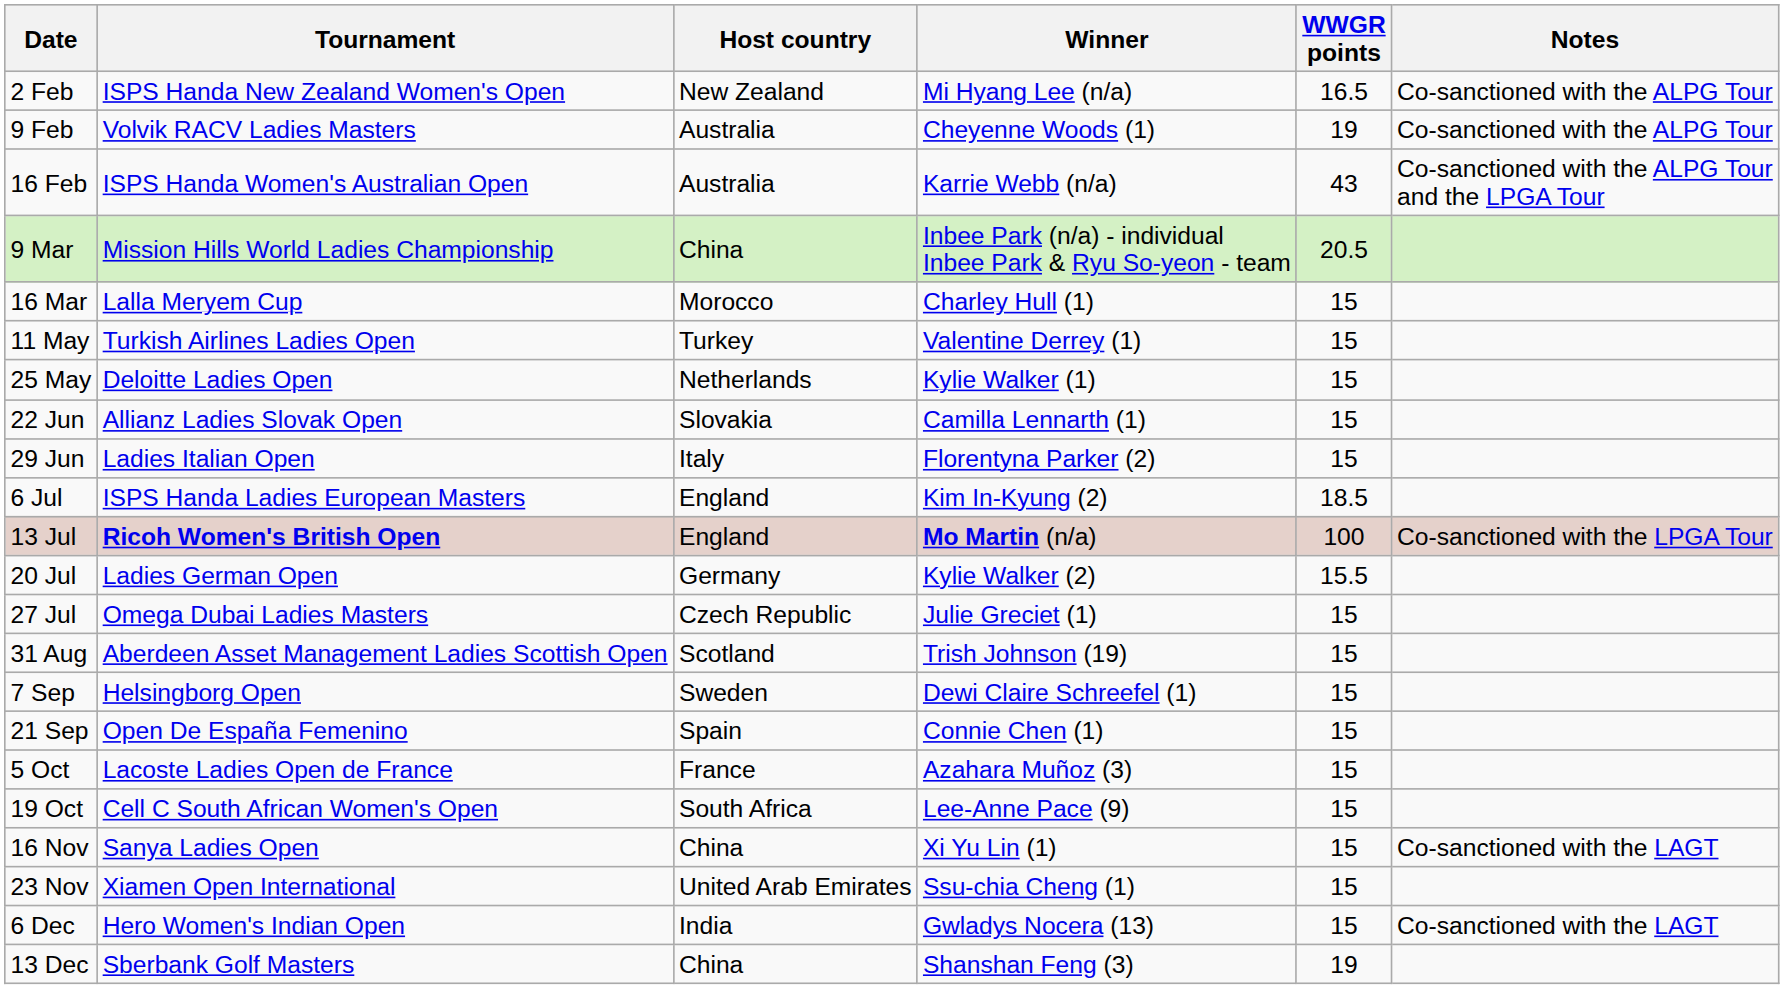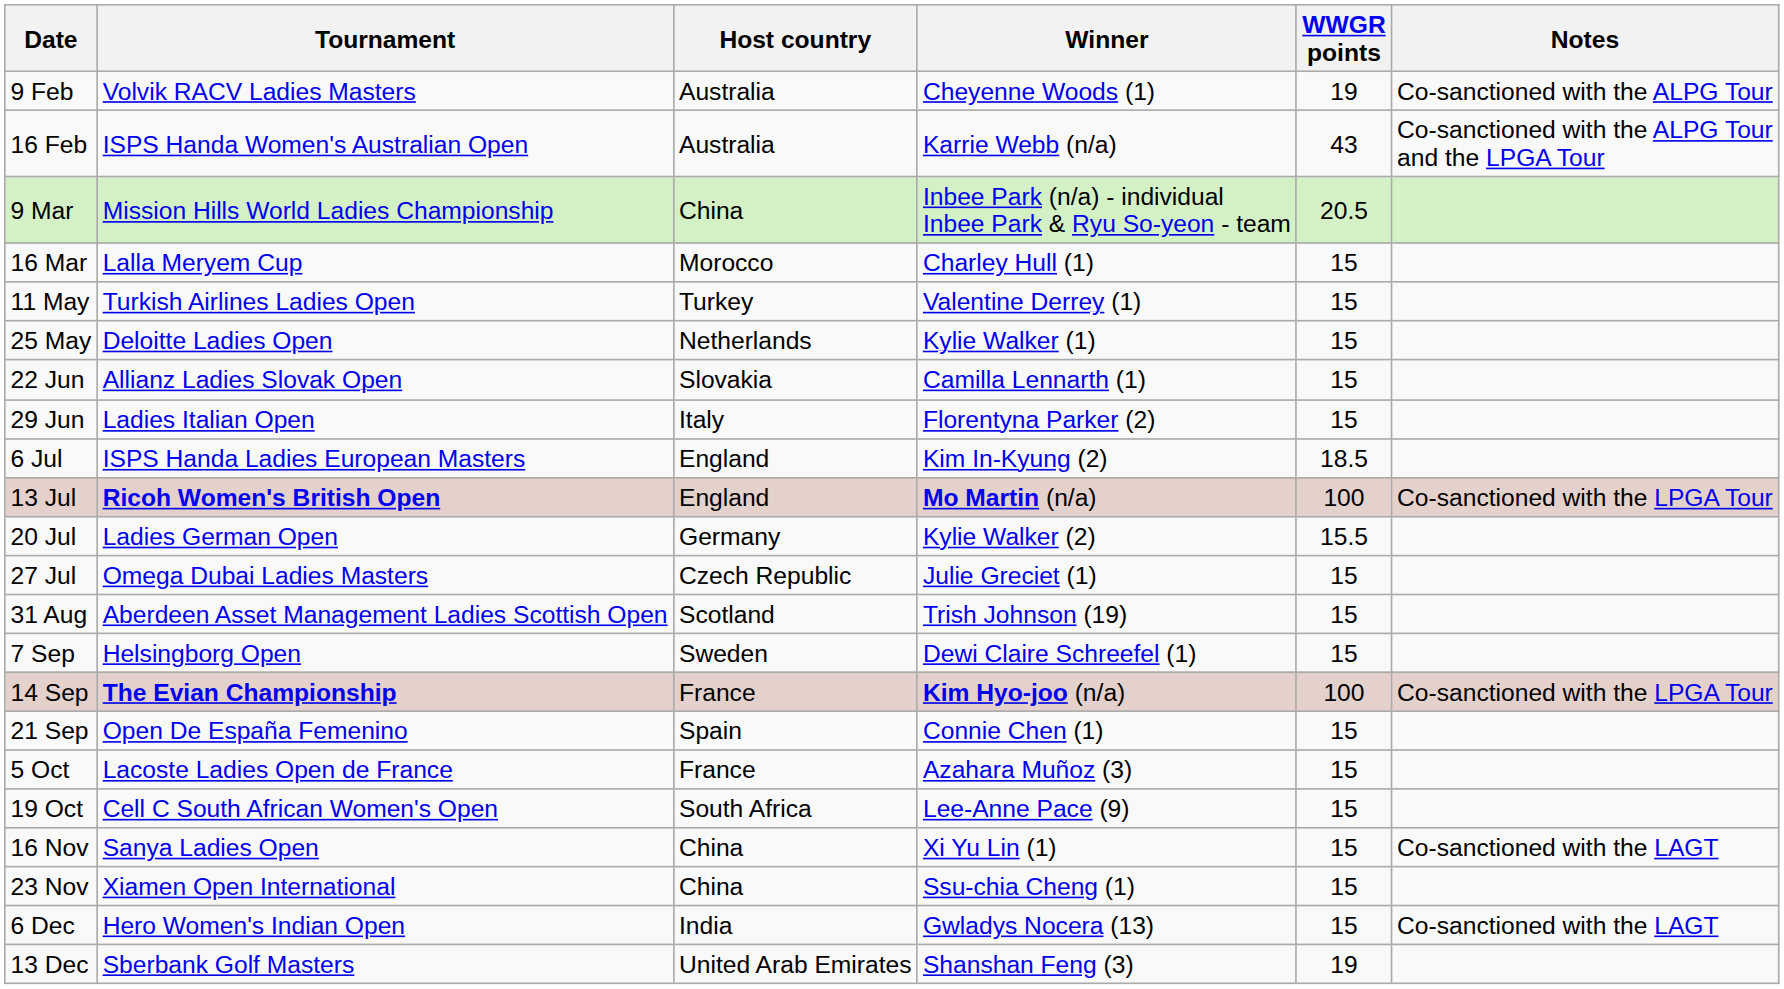- row: (42, 91)
+ row: (50, 692)
(795, 887) United Arab Emirates -> (711, 887) China
(711, 965) China -> (795, 965) United Arab Emirates
